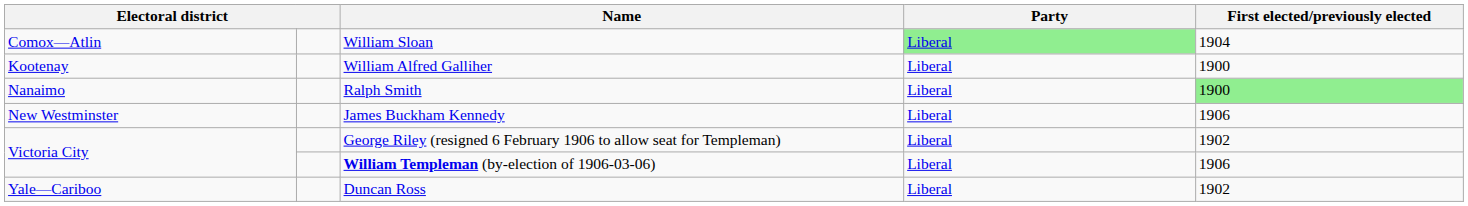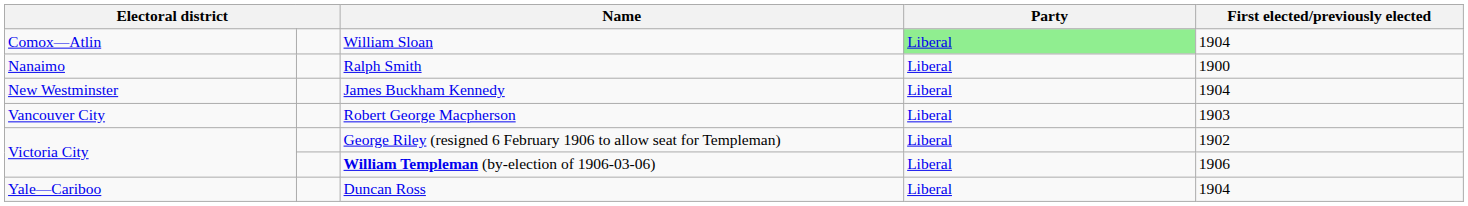- row: (418, 66)
(1214, 90) lightgreen background -> (1214, 66) no background
(1214, 115) 1906 -> (1214, 90) 1904
+ row: (430, 115)
(1214, 189) 1902 -> (1214, 189) 1904
